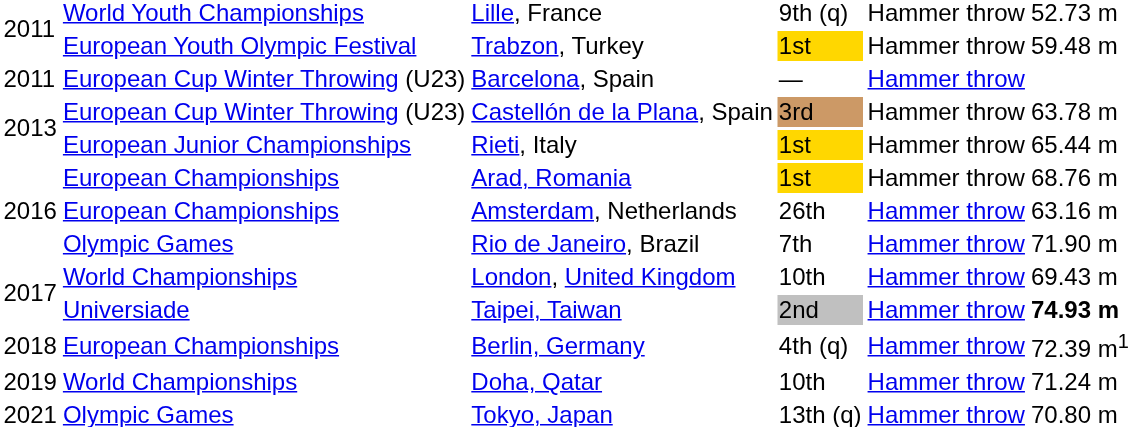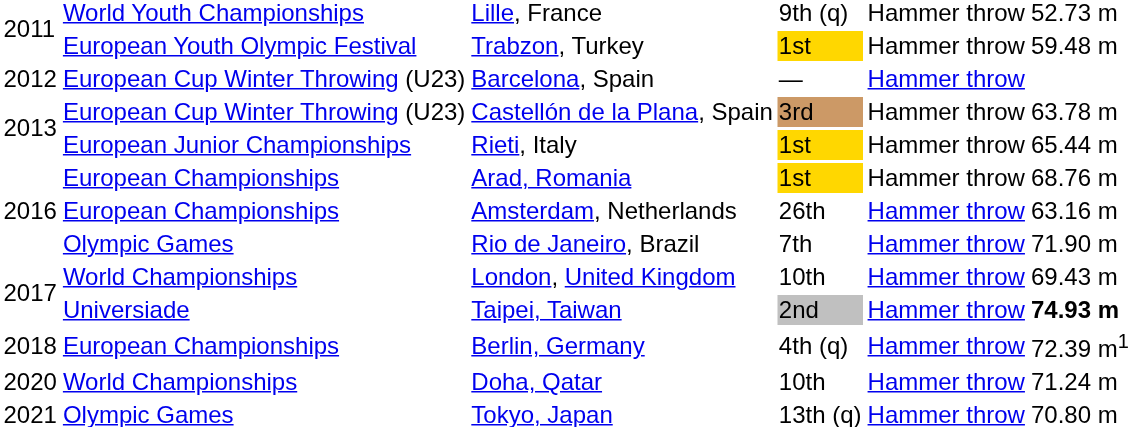(29, 78) 2011 -> (30, 78) 2012
(30, 382) 2019 -> (30, 382) 2020
